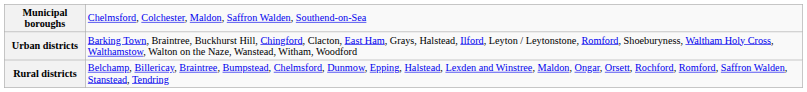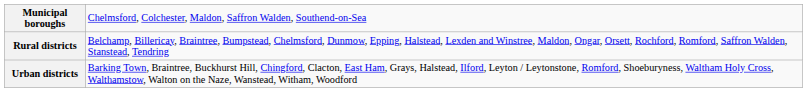rows swapped: (45, 46) <-> (45, 73)
